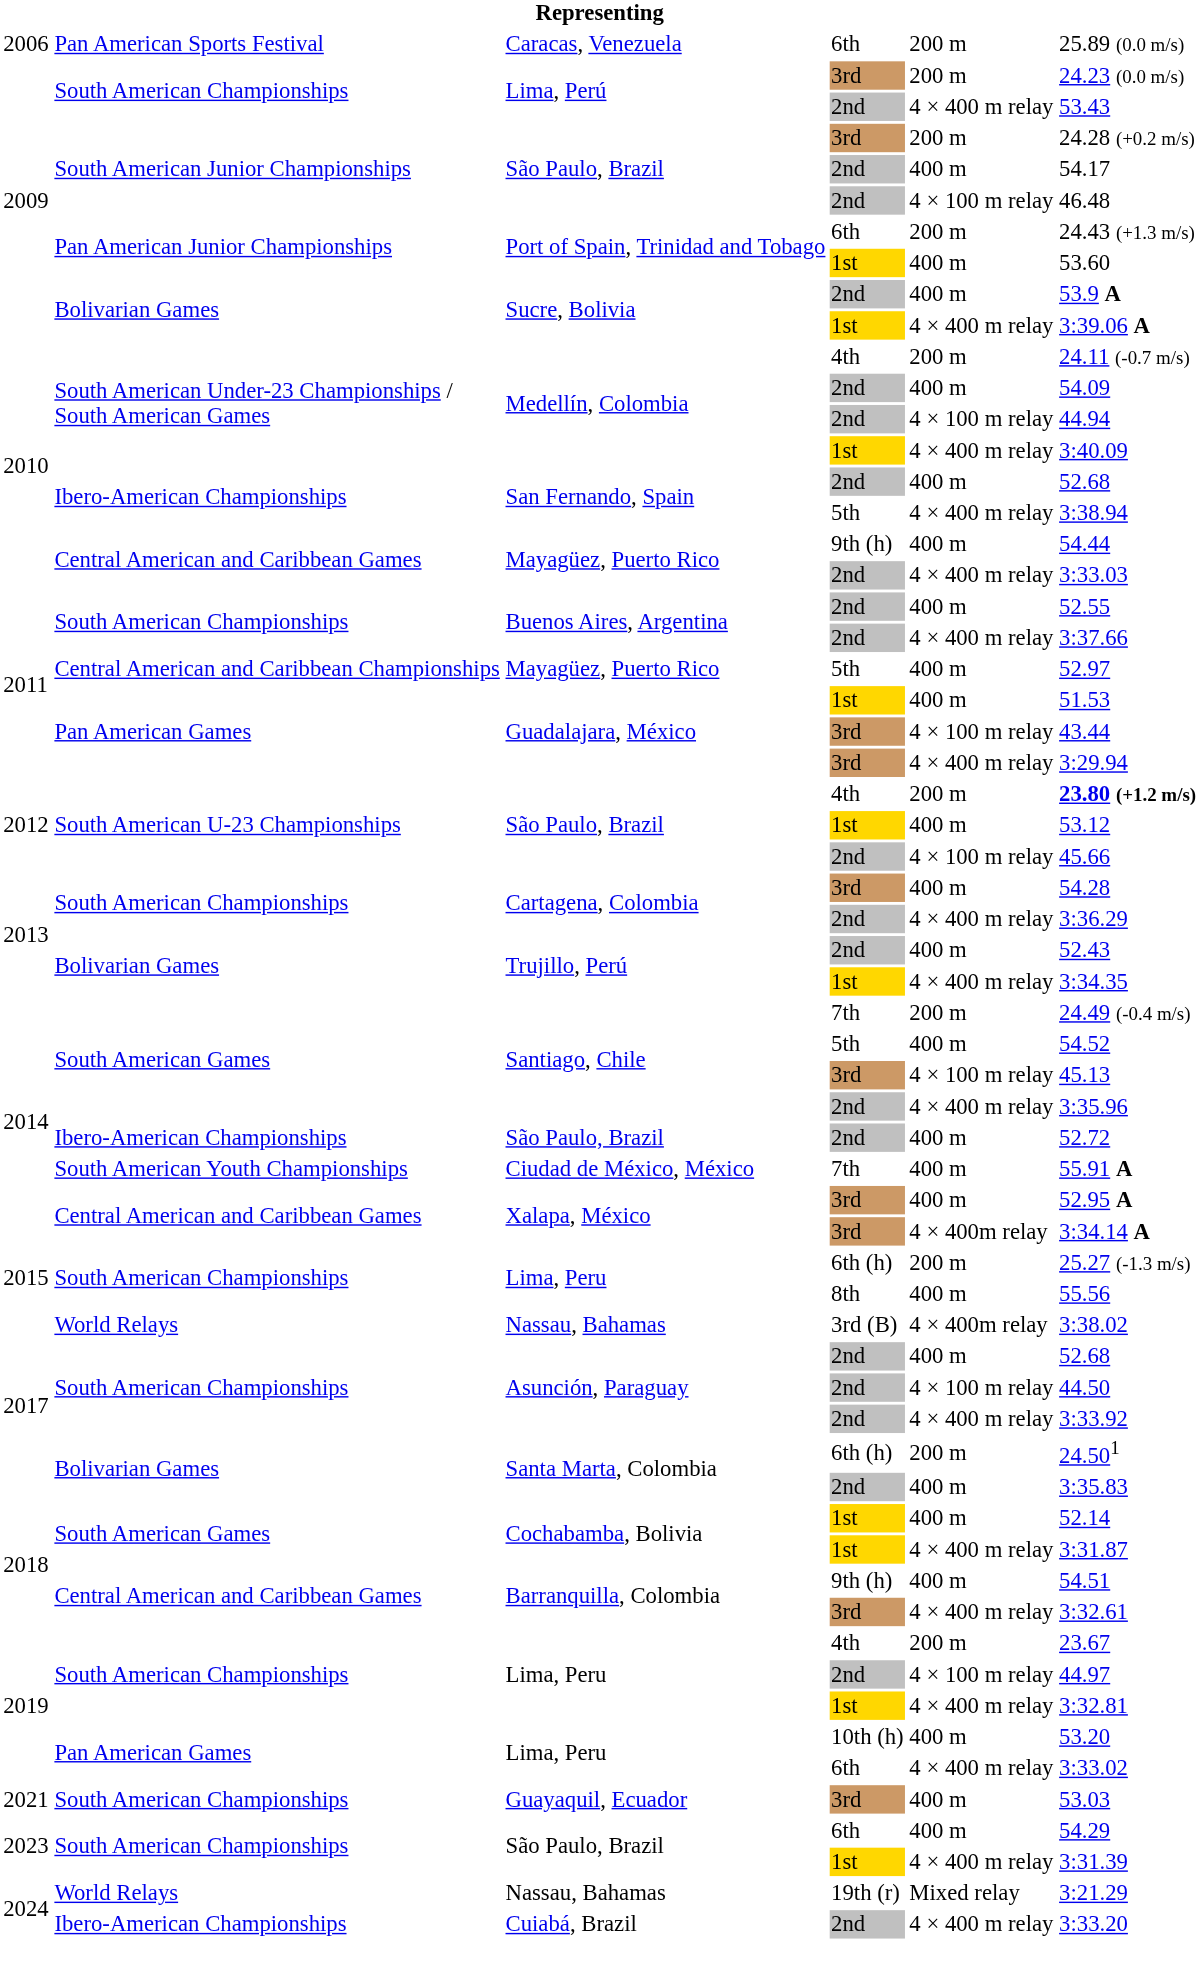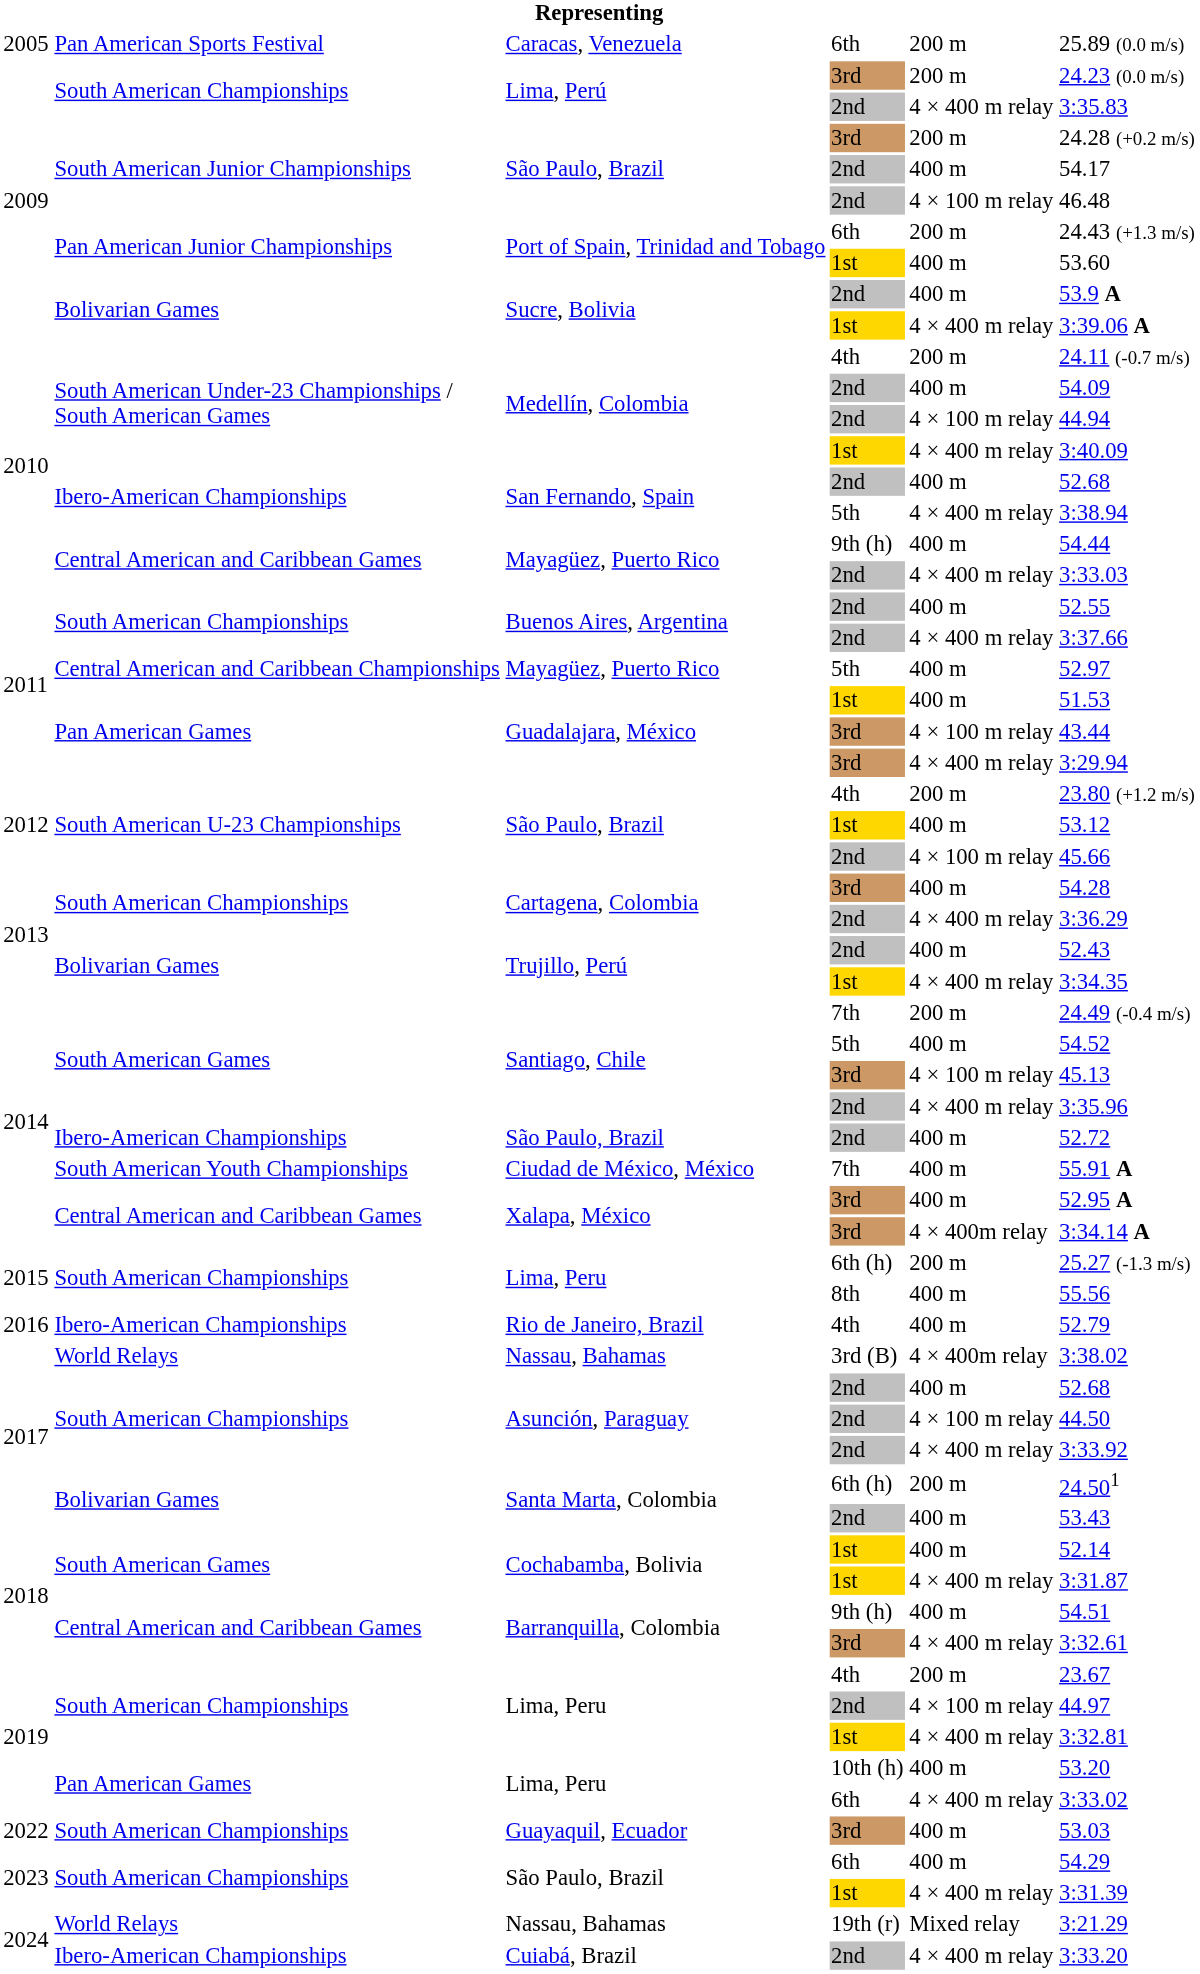(26, 44) 2006 -> (26, 44) 2005
(1085, 106) 53.43 -> (1093, 106) 3:35.83
(1128, 793) bold -> (1127, 793) normal
+ row: (605, 1324)
(1093, 1487) 3:35.83 -> (1085, 1518) 53.43
(26, 1799) 2021 -> (26, 1830) 2022
